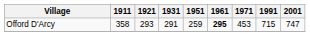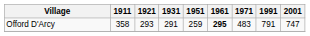(244, 25) 453 -> (244, 25) 483
(268, 25) 715 -> (268, 25) 791
